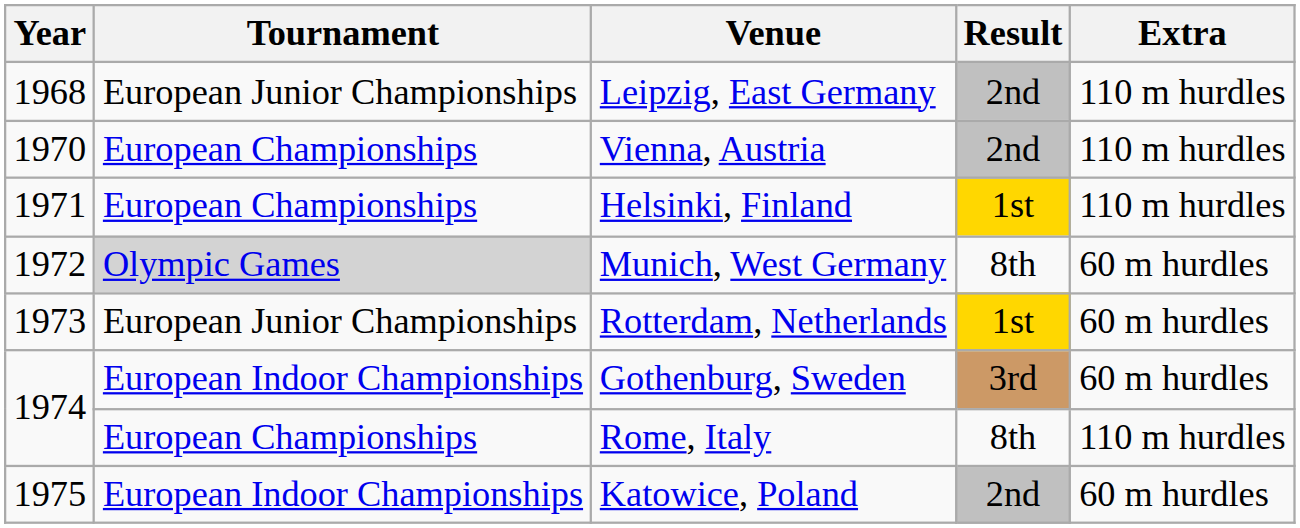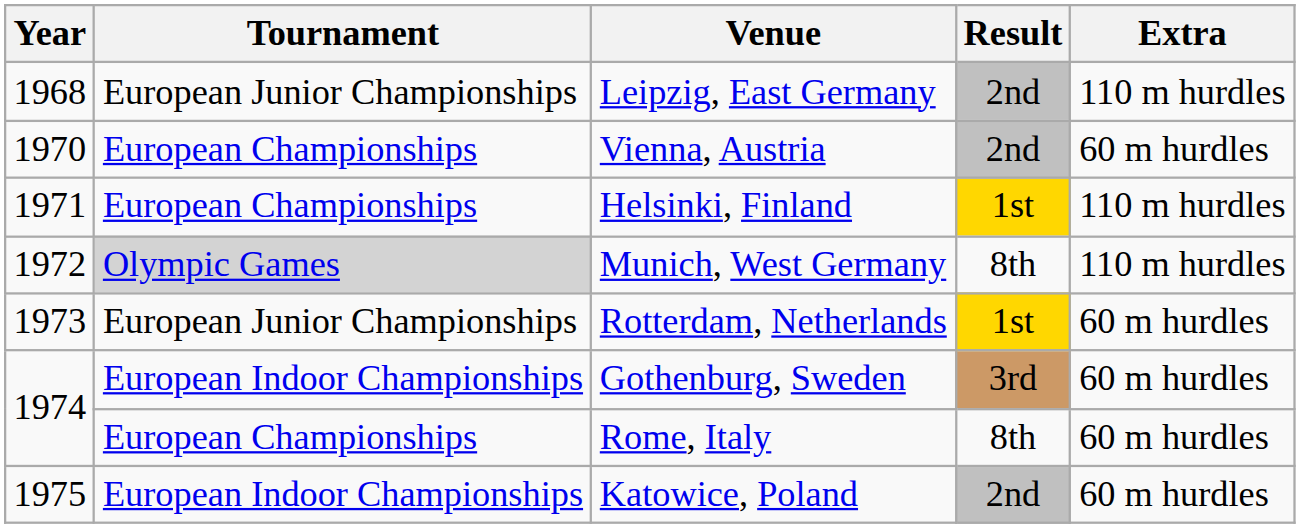(1182, 148) 110 m hurdles -> (1174, 148) 60 m hurdles
(1174, 263) 60 m hurdles -> (1182, 263) 110 m hurdles
(1182, 436) 110 m hurdles -> (1174, 436) 60 m hurdles
